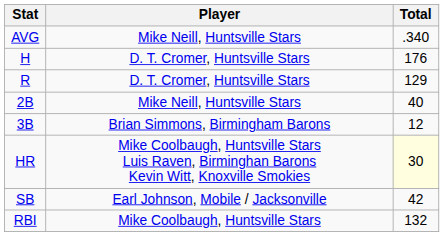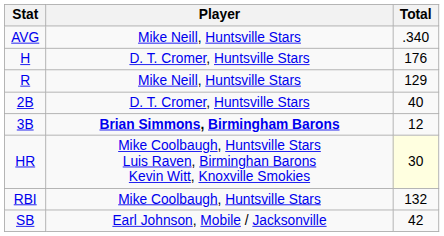(219, 80) D. T. Cromer, Huntsville Stars -> (219, 80) Mike Neill, Huntsville Stars
(219, 102) Mike Neill, Huntsville Stars -> (219, 102) D. T. Cromer, Huntsville Stars
(219, 124) normal -> (219, 124) bold
rows swapped: (25, 220) <-> (25, 199)
